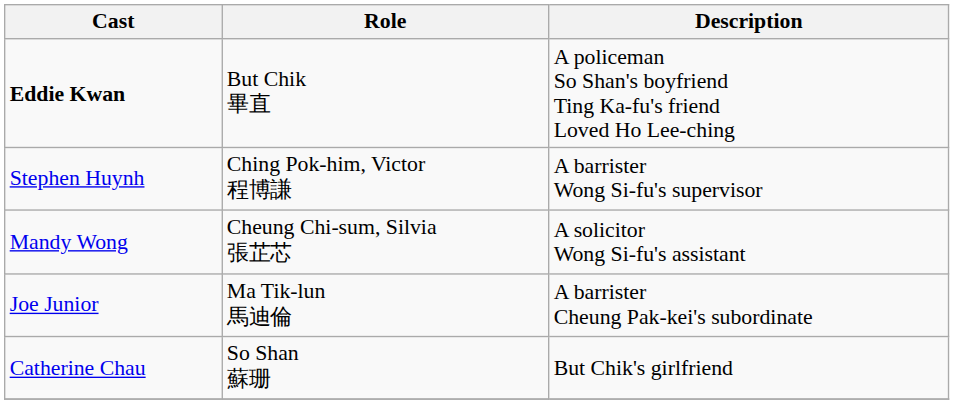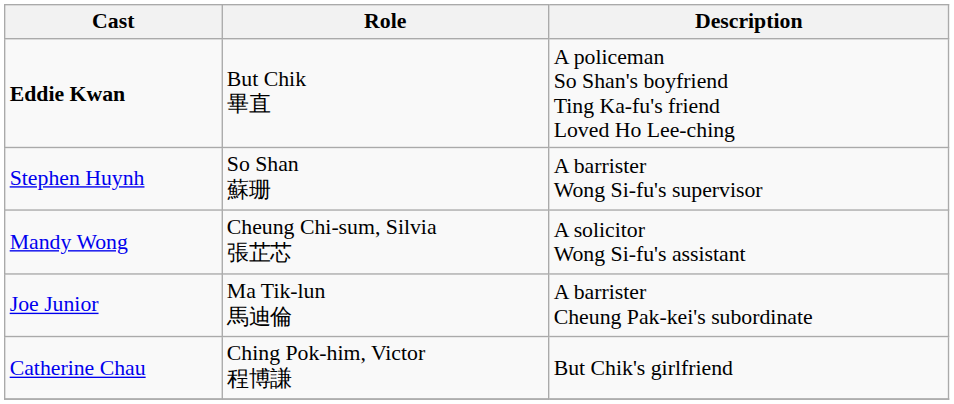(326, 177) Ching Pok-him, Victor 程博謙 -> (263, 177) So Shan 蘇珊
(263, 366) So Shan 蘇珊 -> (326, 366) Ching Pok-him, Victor 程博謙
